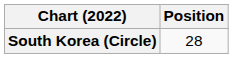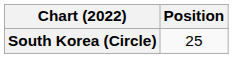(194, 41) 28 -> (194, 41) 25
